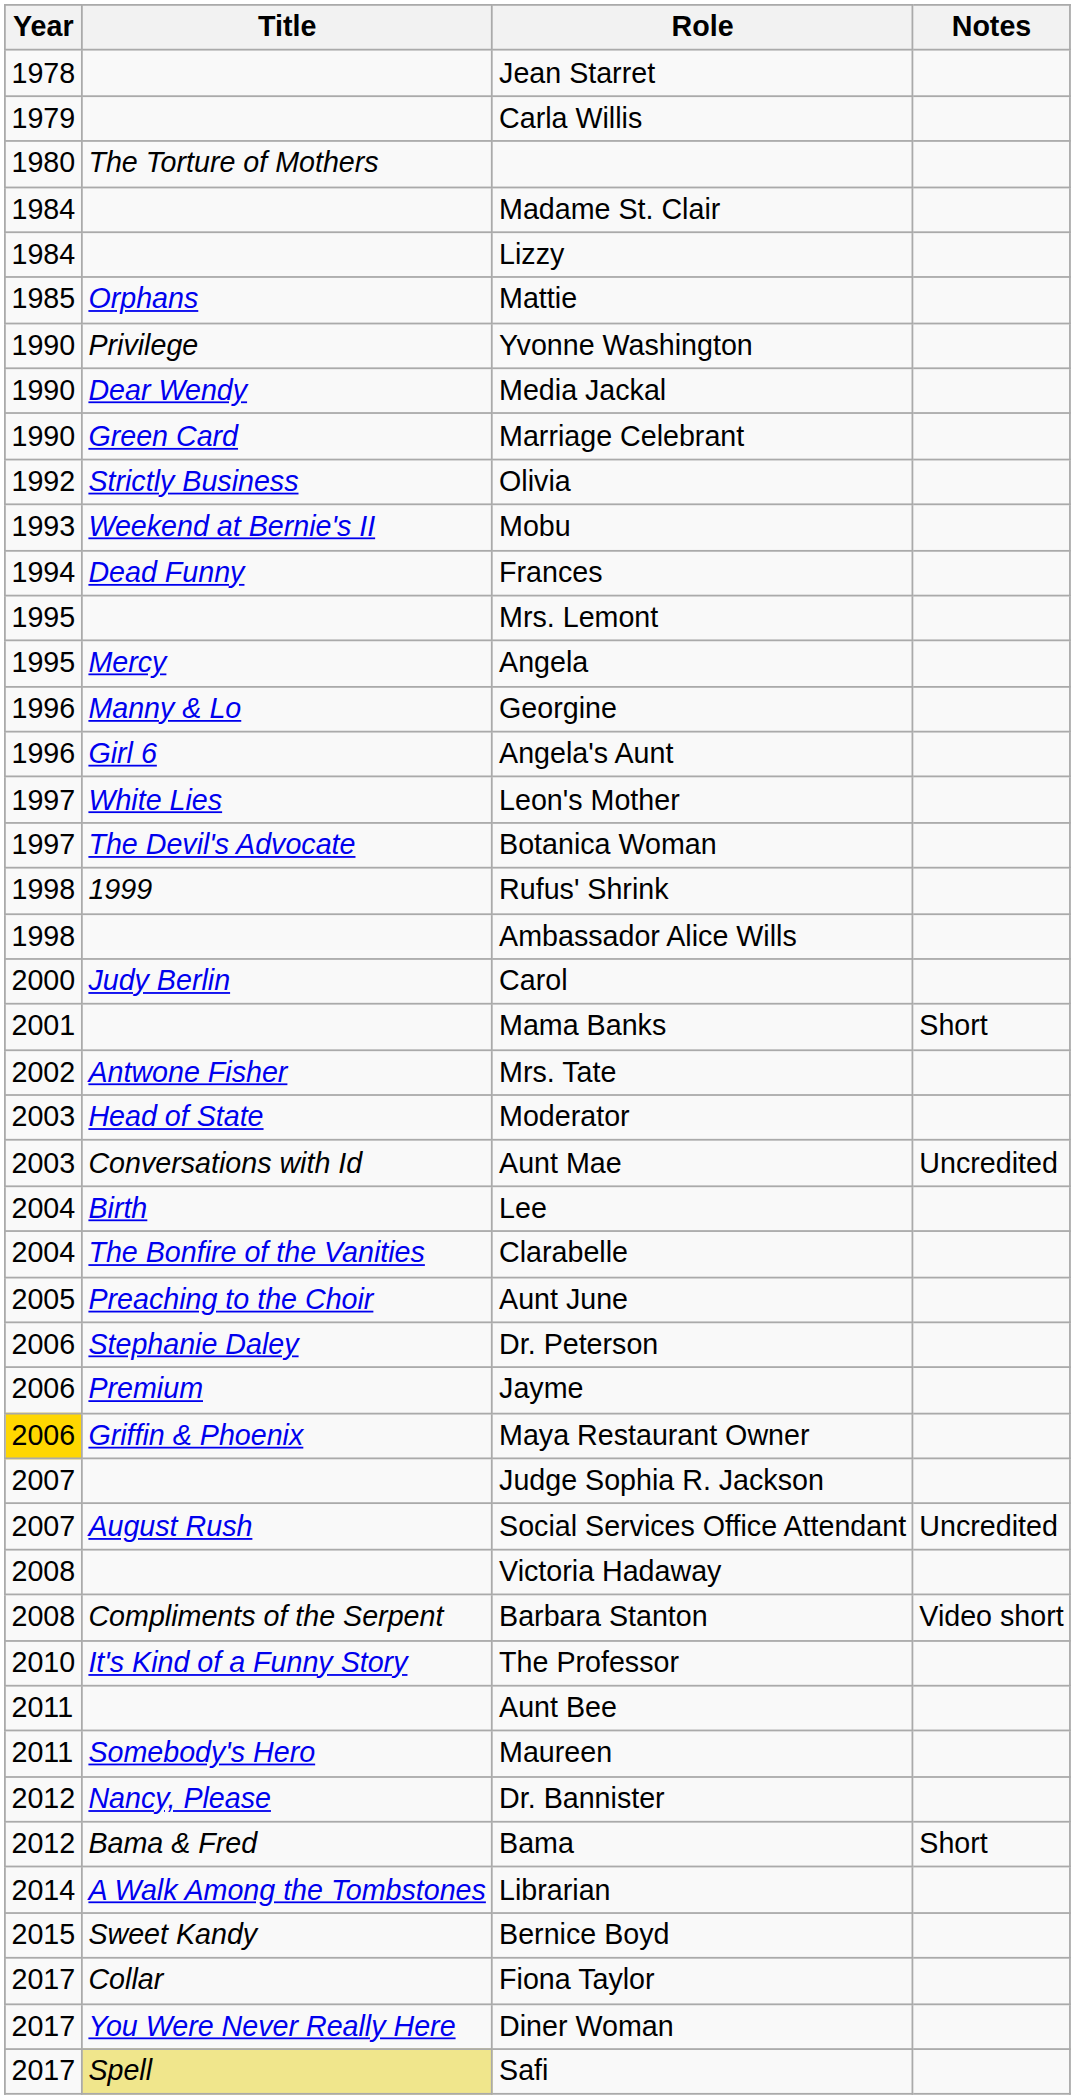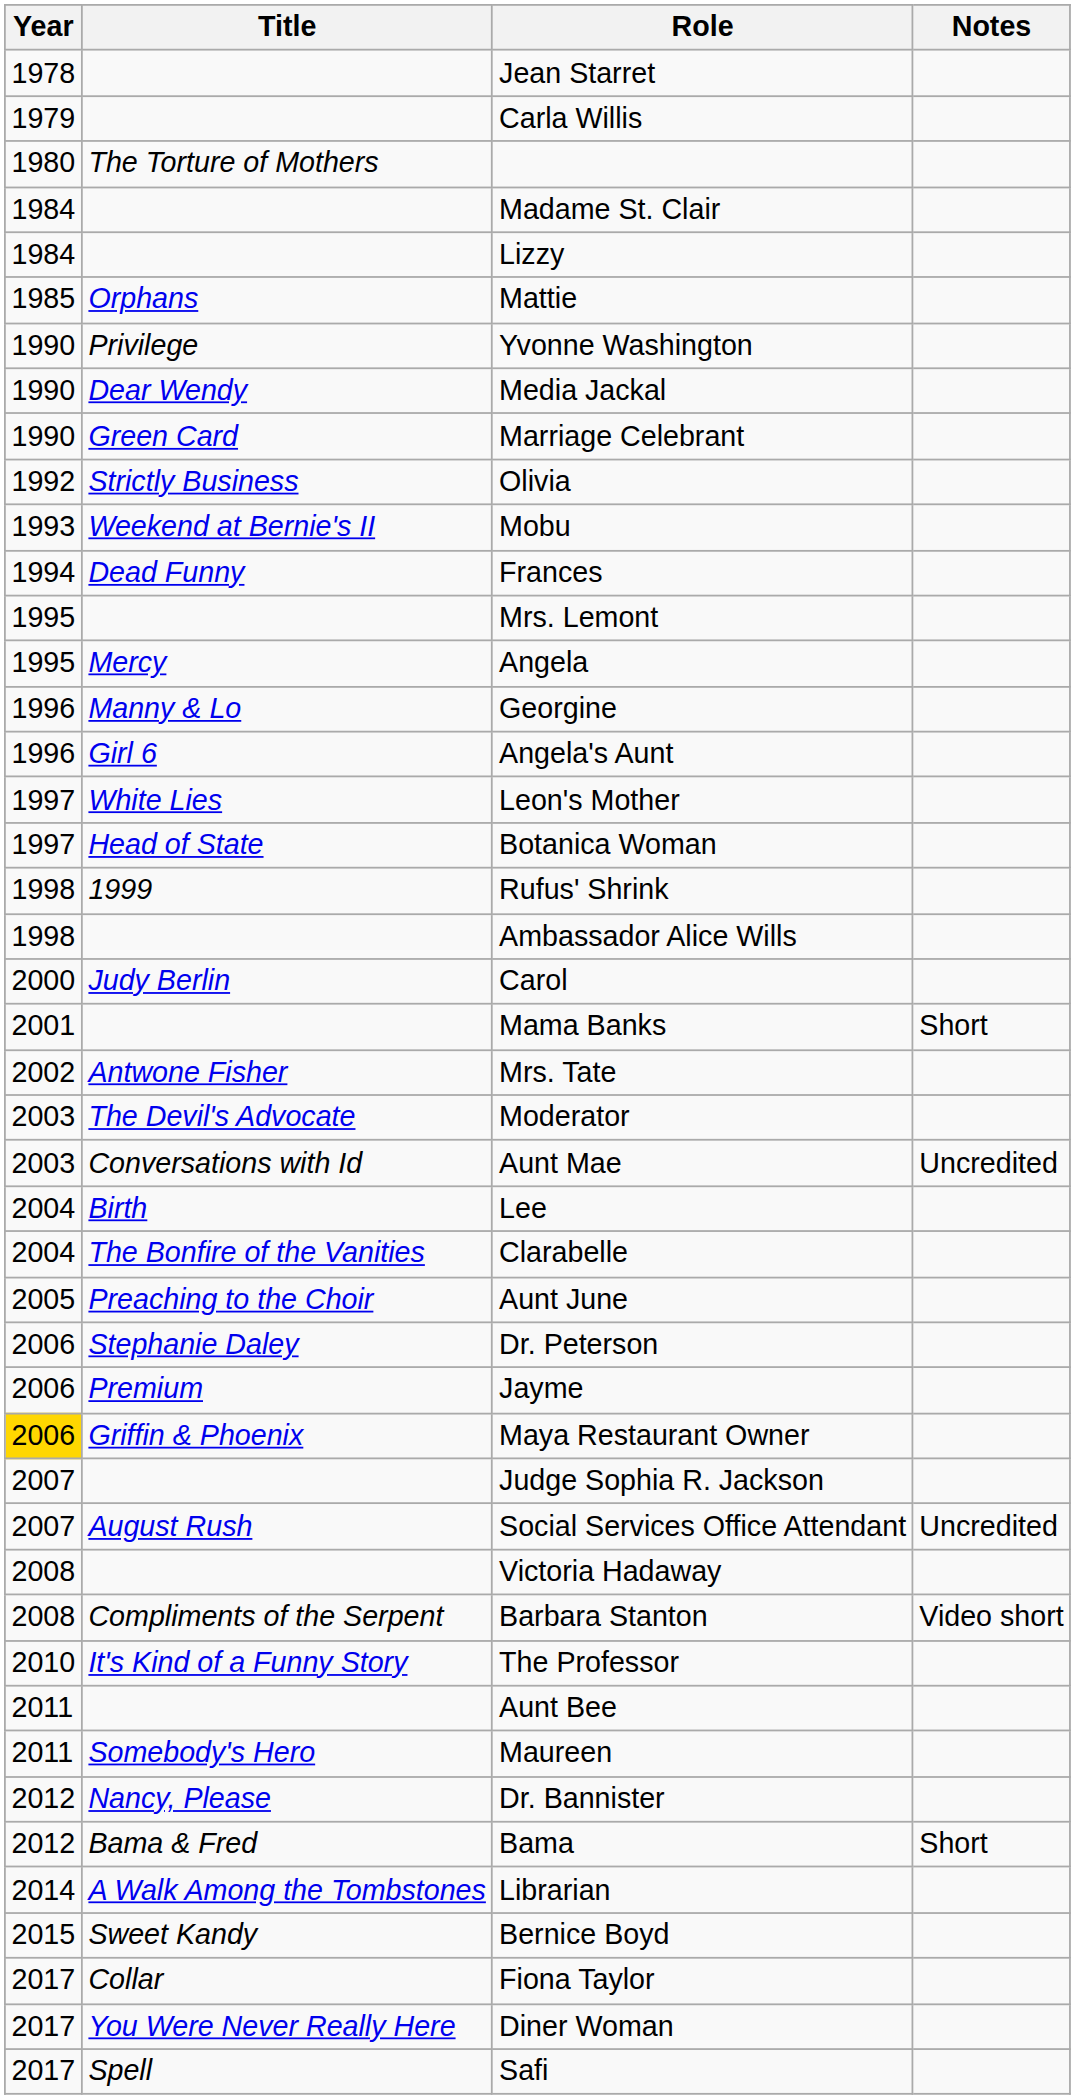(222, 844) The Devil's Advocate -> (176, 844) Head of State
(176, 1117) Head of State -> (222, 1117) The Devil's Advocate
(120, 2071) khaki background -> (120, 2071) no background
